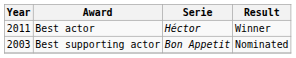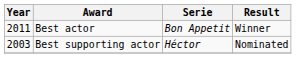(183, 29) Héctor -> (198, 29) Bon Appetit
(198, 45) Bon Appetit -> (183, 45) Héctor
